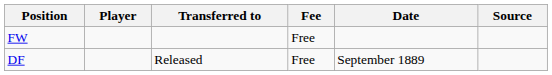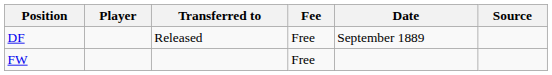rows swapped: (16, 59) <-> (18, 37)
